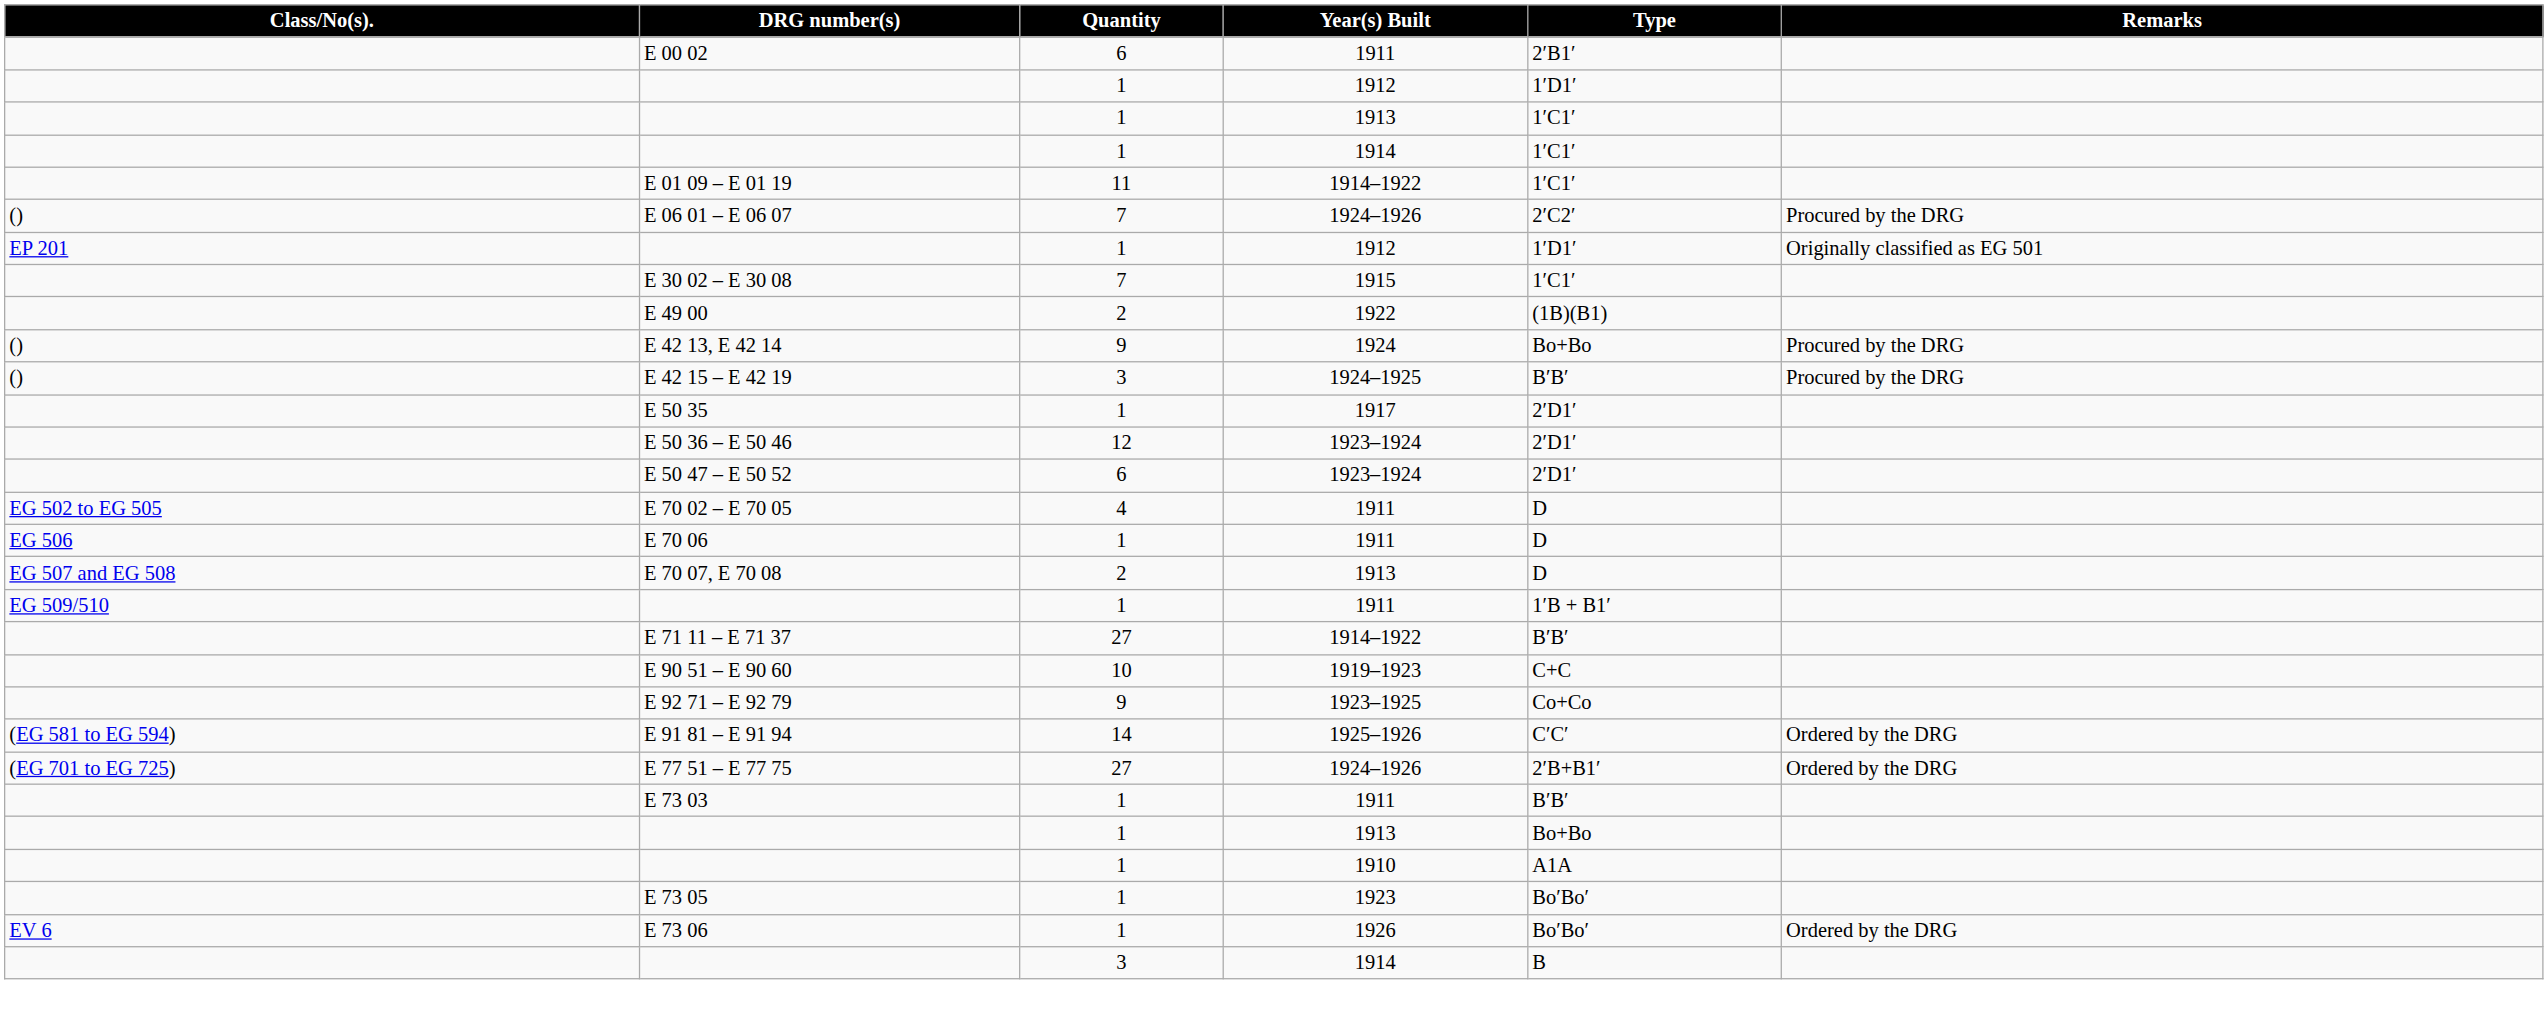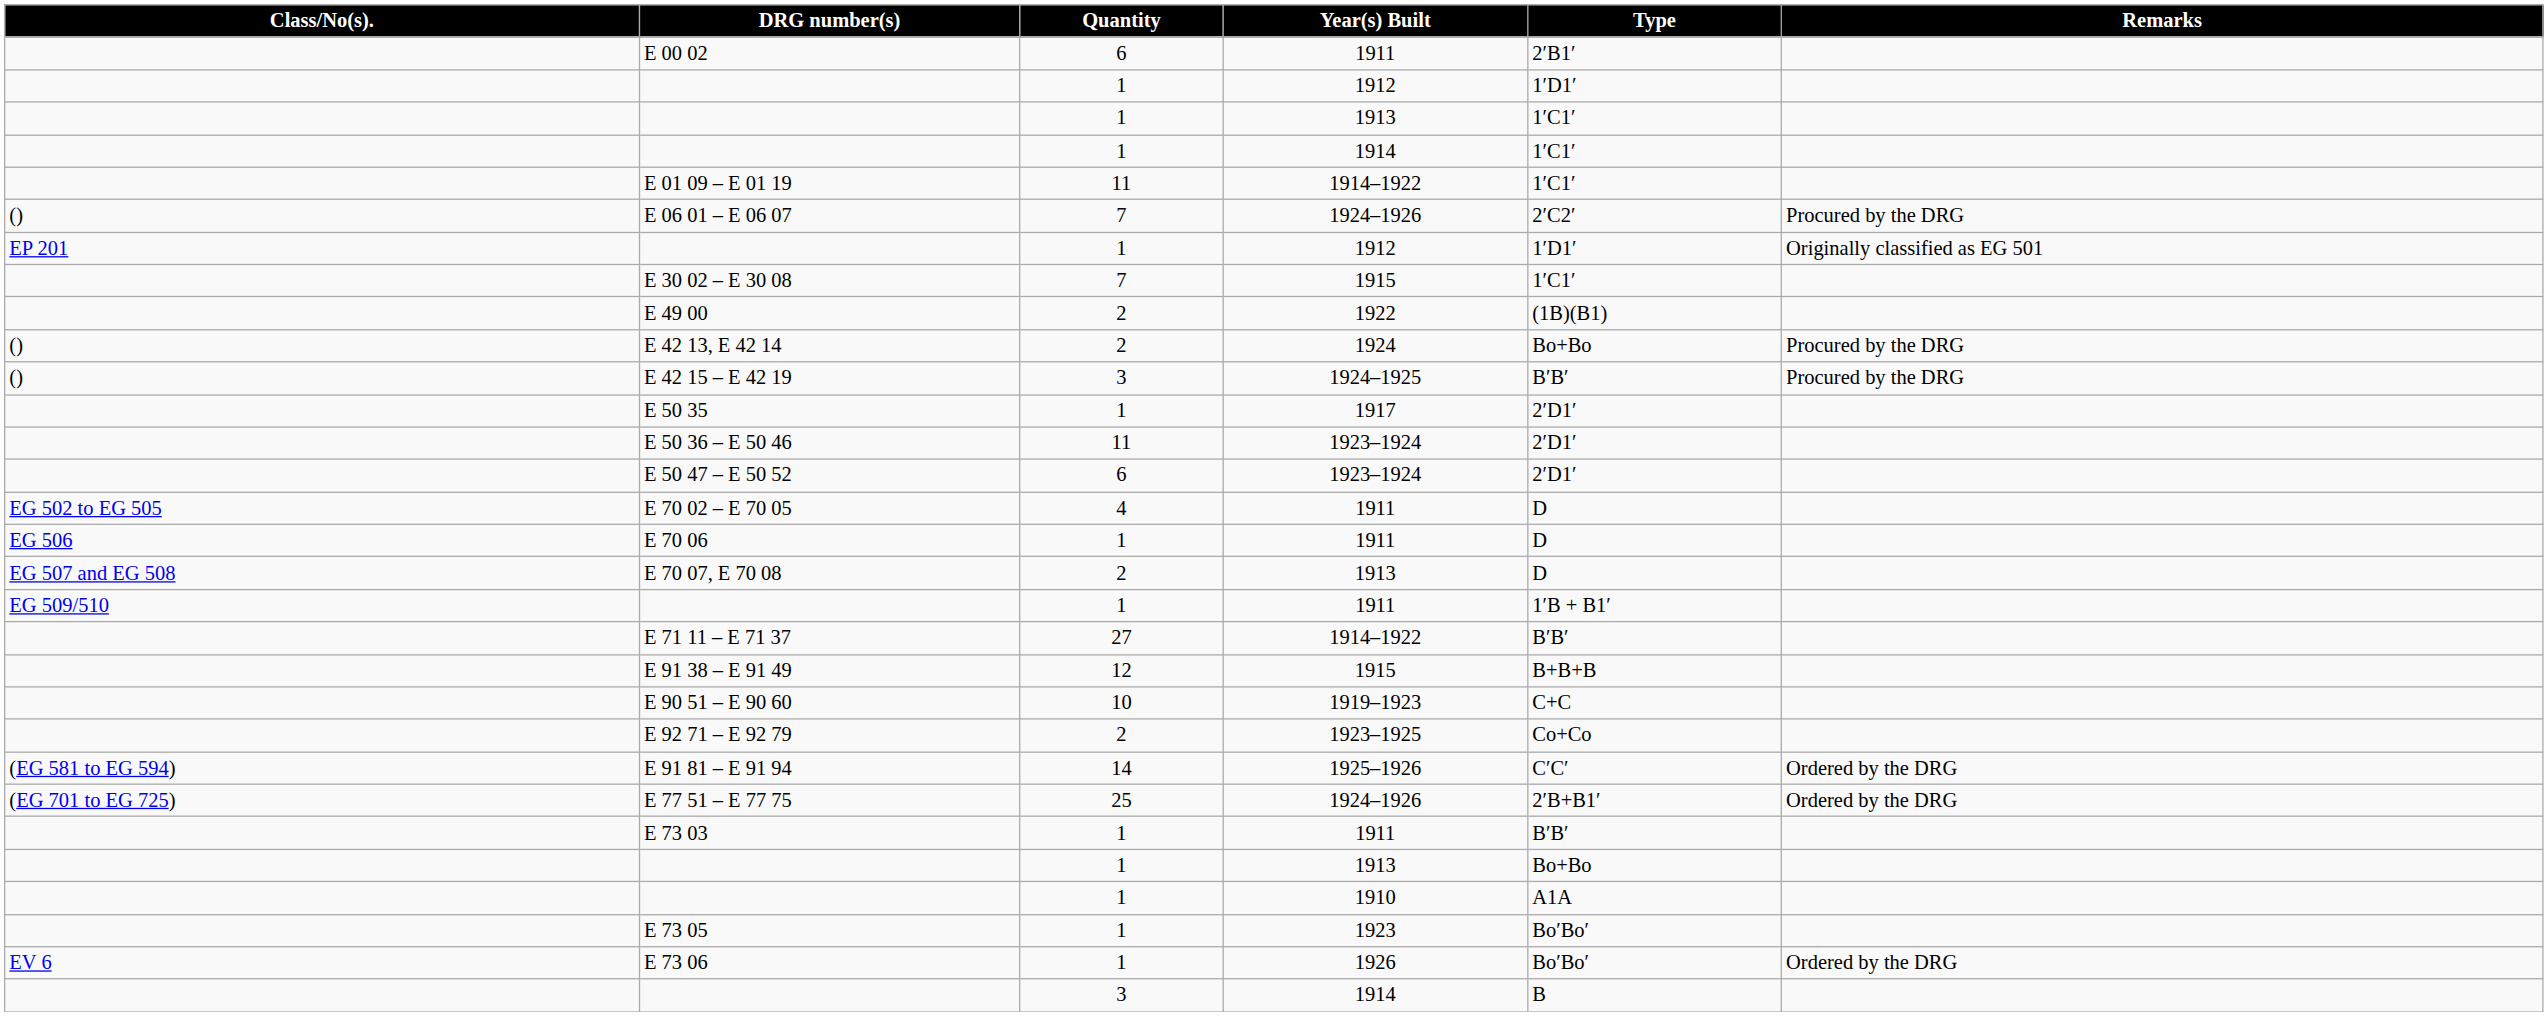(1121, 345) 9 -> (1121, 345) 2
(1121, 442) 12 -> (1121, 442) 11
+ row: (718, 670)
(1121, 702) 9 -> (1121, 735) 2
(1121, 767) 27 -> (1121, 800) 25
